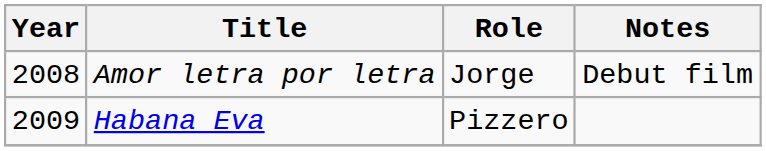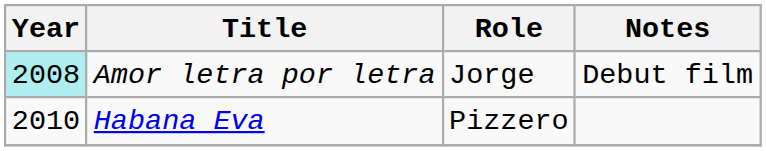(46, 75) no background -> (46, 75) paleturquoise background
(46, 121) 2009 -> (46, 121) 2010
